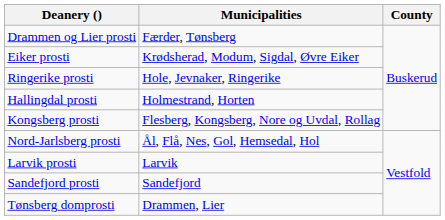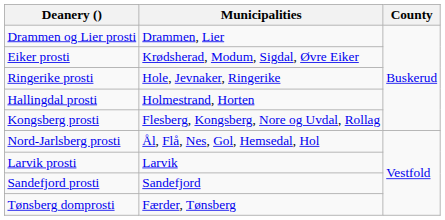(189, 36) Færder, Tønsberg -> (183, 36) Drammen, Lier
(183, 204) Drammen, Lier -> (189, 204) Færder, Tønsberg
